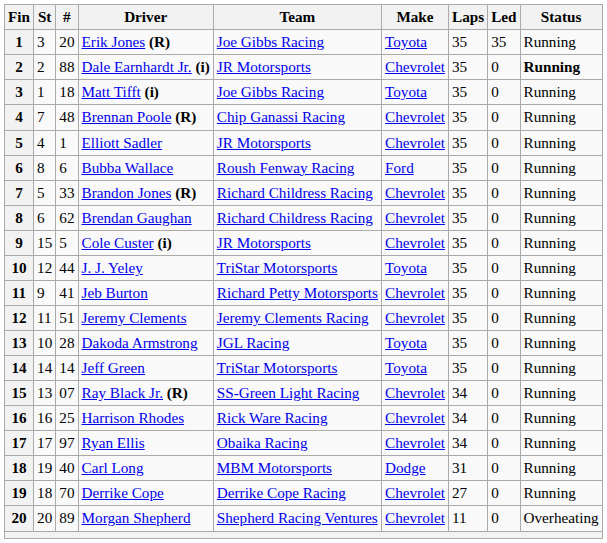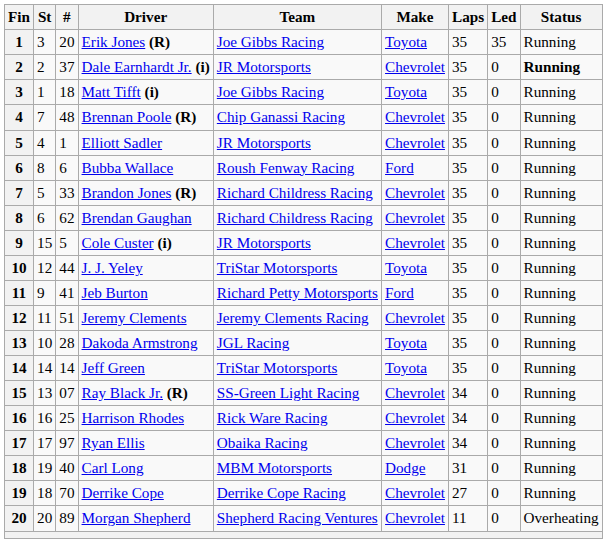(67, 67) 88 -> (67, 67) 37
(415, 292) Chevrolet -> (399, 292) Ford
